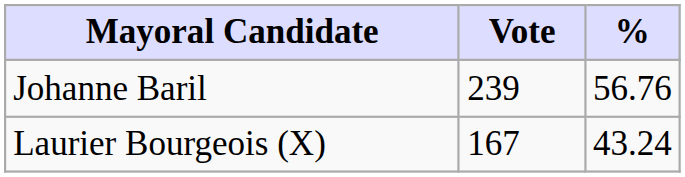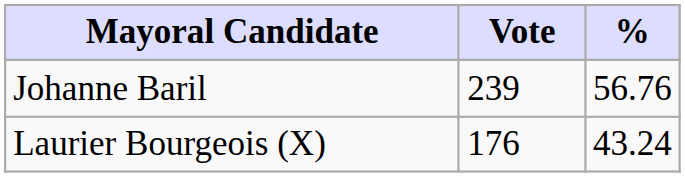(494, 143) 167 -> (494, 143) 176
